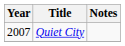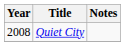(19, 32) 2007 -> (19, 32) 2008
